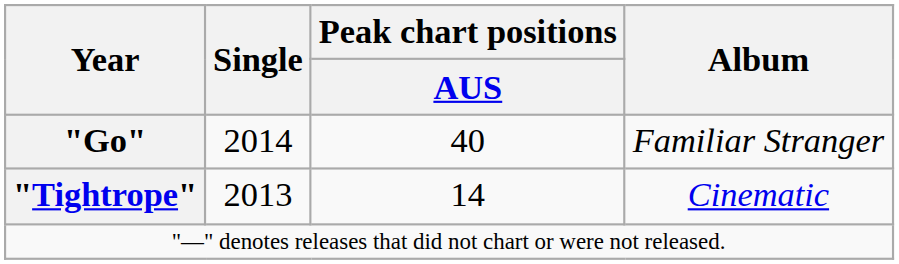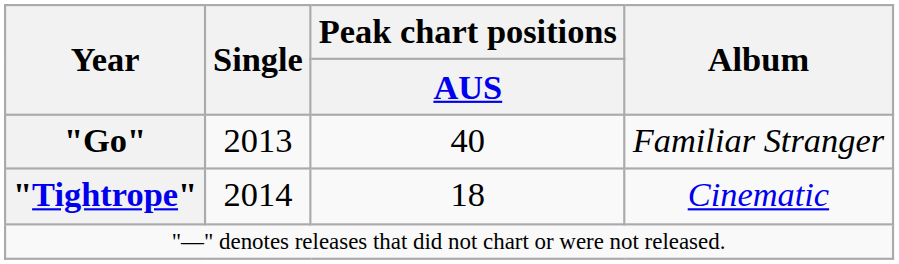(258, 140) 2014 -> (258, 140) 2013
(258, 195) 2013 -> (258, 195) 2014
(468, 195) 14 -> (468, 195) 18
